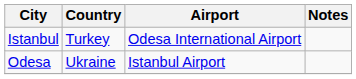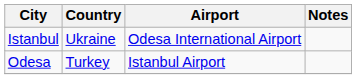(88, 39) Turkey -> (91, 39) Ukraine
(91, 62) Ukraine -> (88, 62) Turkey
